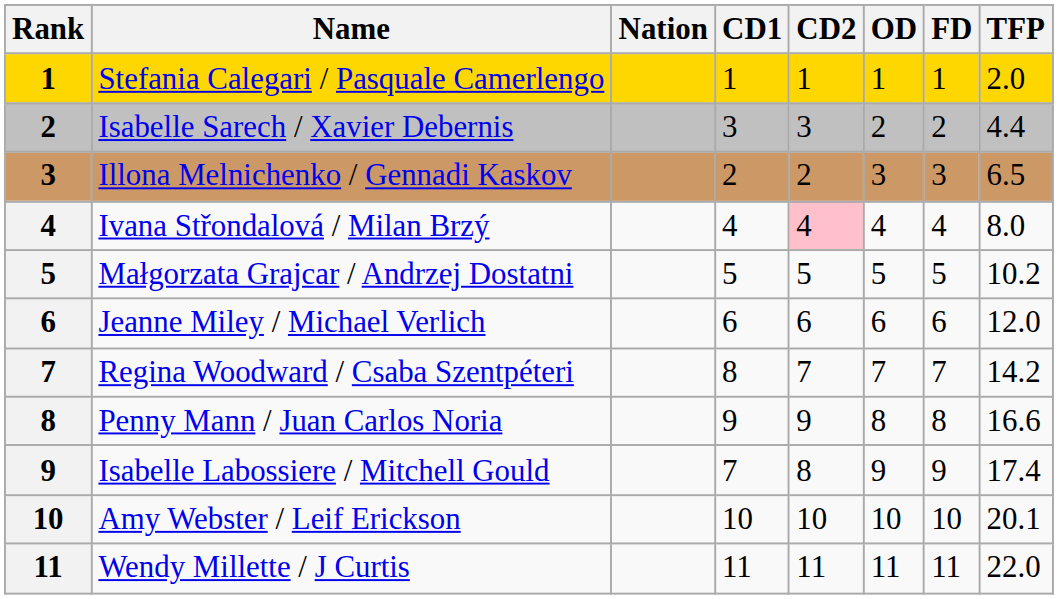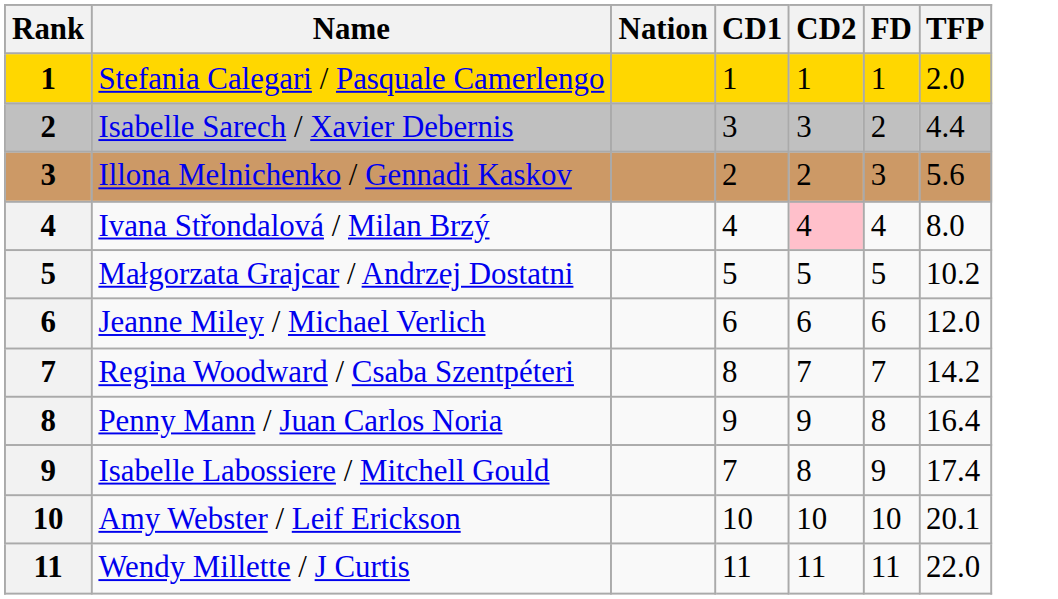- column: (894, 28)
(1006, 175) 6.5 -> (945, 175) 5.6
(1014, 420) 16.6 -> (953, 420) 16.4
